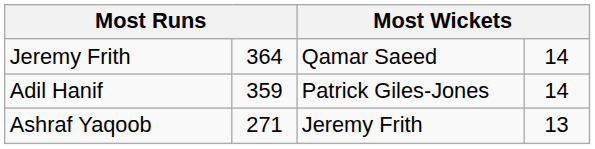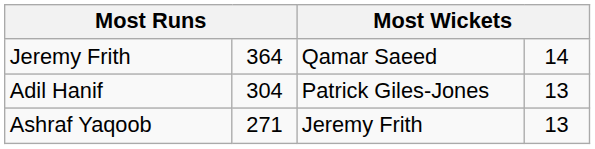(265, 90) 359 -> (265, 90) 304
(557, 90) 14 -> (557, 90) 13
